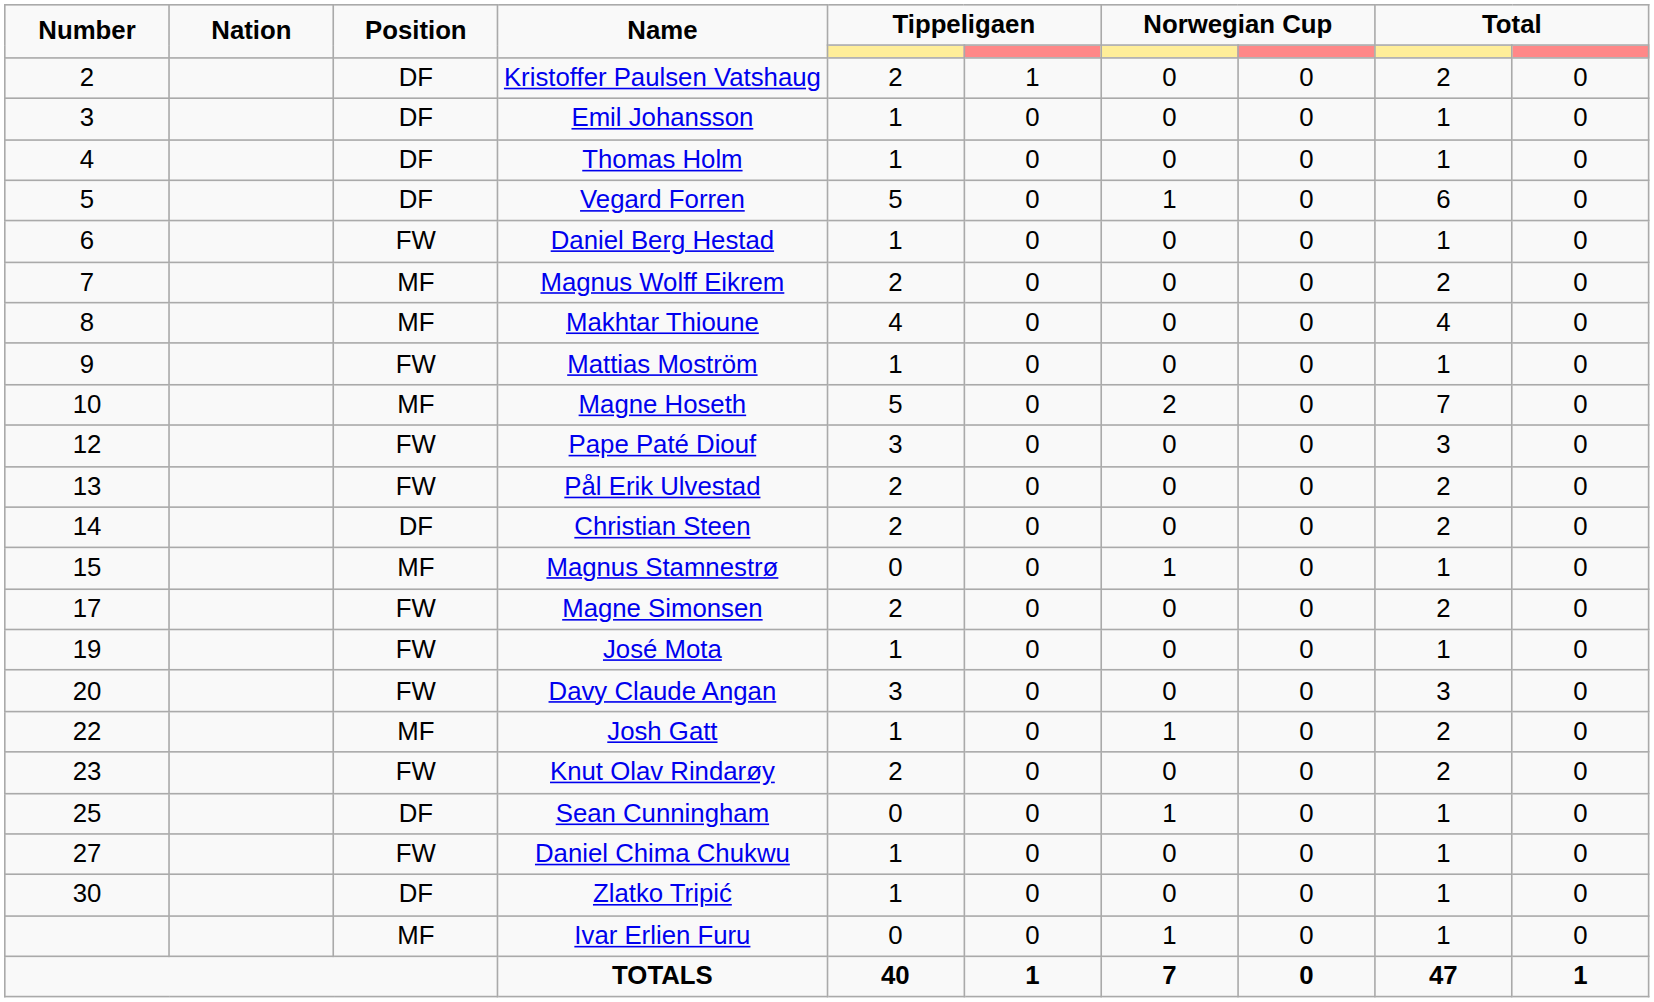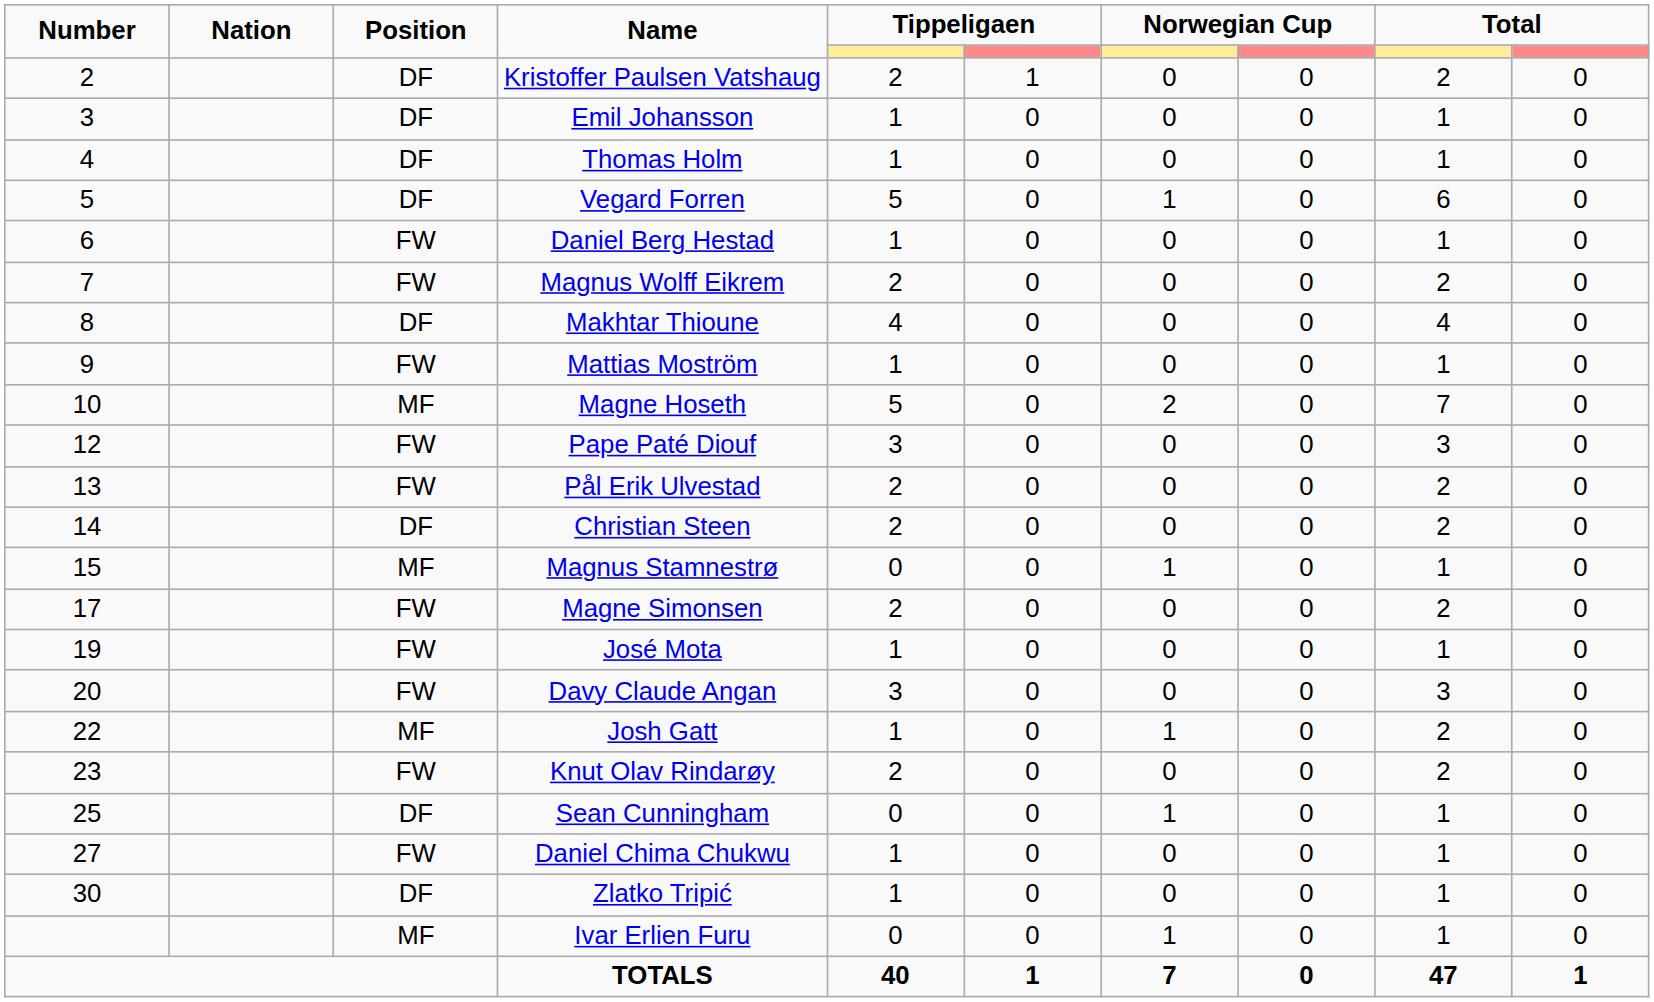(416, 281) MF -> (416, 281) FW
(416, 322) MF -> (416, 322) DF
